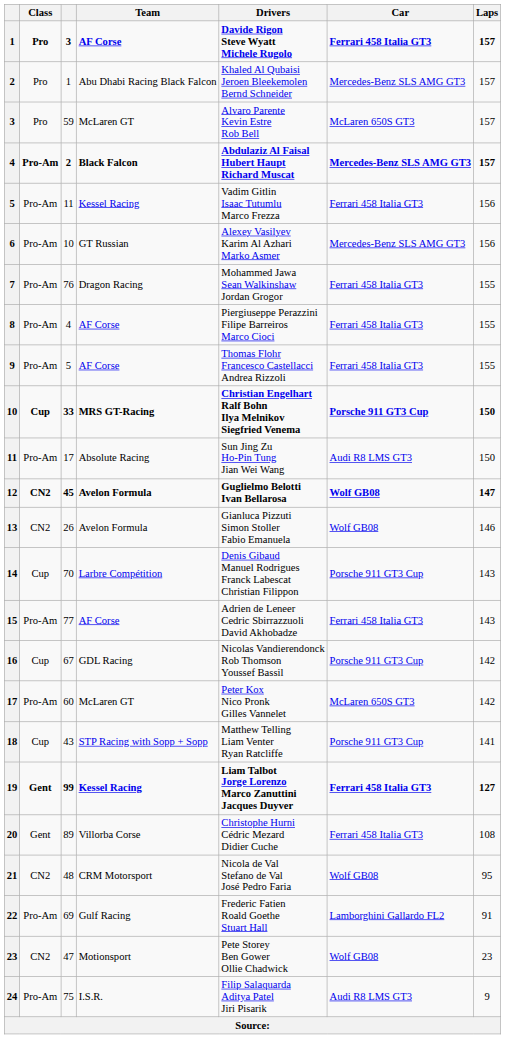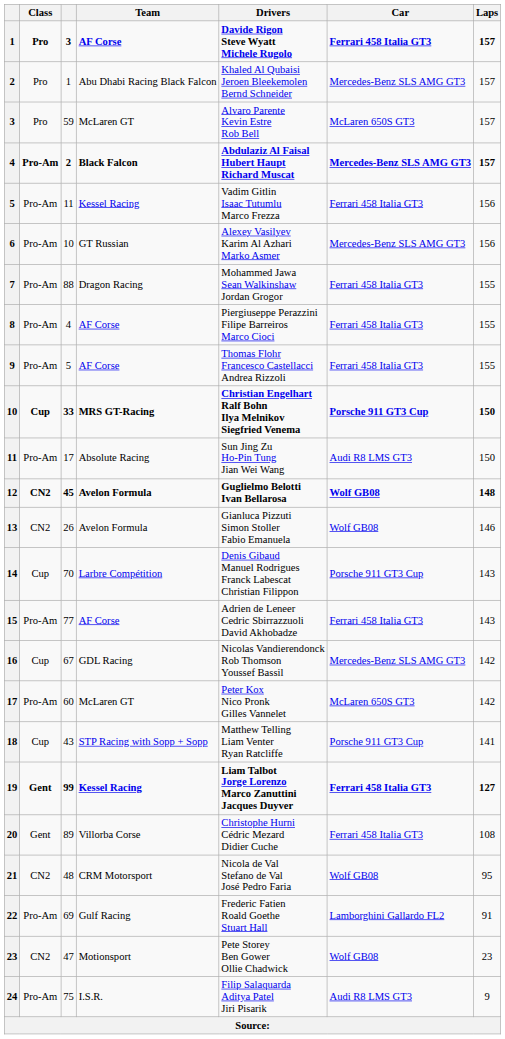(69, 284) 76 -> (69, 284) 88
(487, 493) 147 -> (487, 493) 148
(376, 660) Porsche 911 GT3 Cup -> (397, 660) Mercedes-Benz SLS AMG GT3
